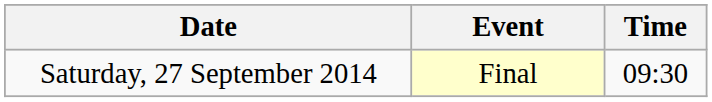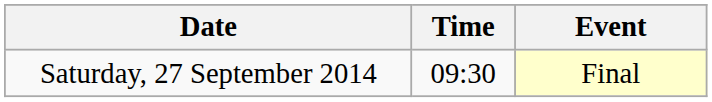columns swapped: (655, 27) <-> (508, 27)
